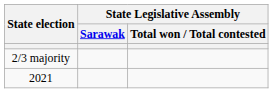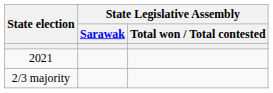rows swapped: (41, 59) <-> (41, 78)
